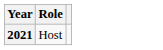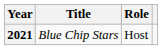+ column: (78, 14)
